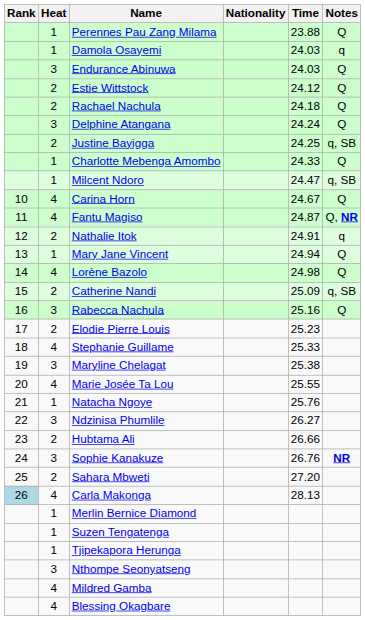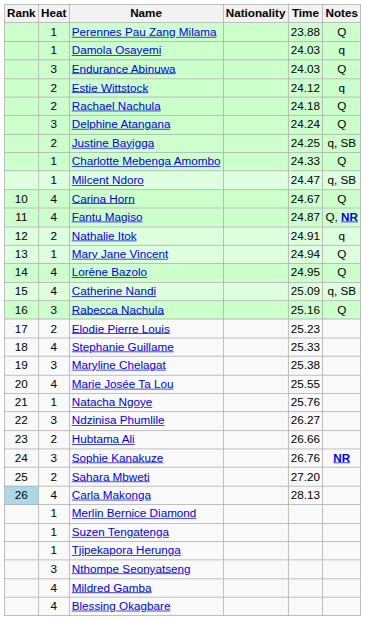(342, 87) Q -> (342, 87) q
(305, 273) 24.98 -> (305, 273) 24.95
(54, 291) 2 -> (54, 291) 4
